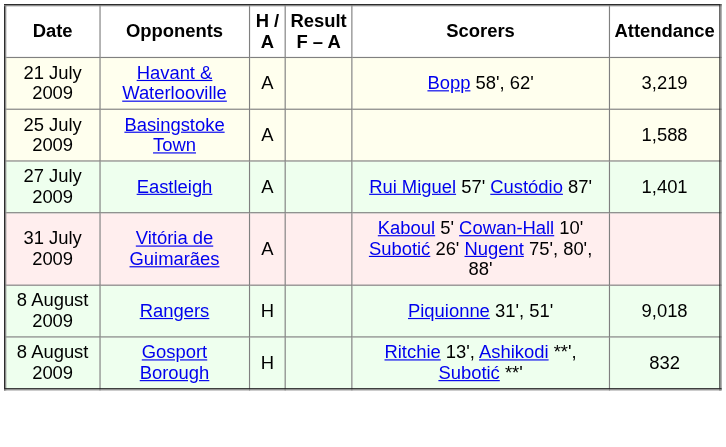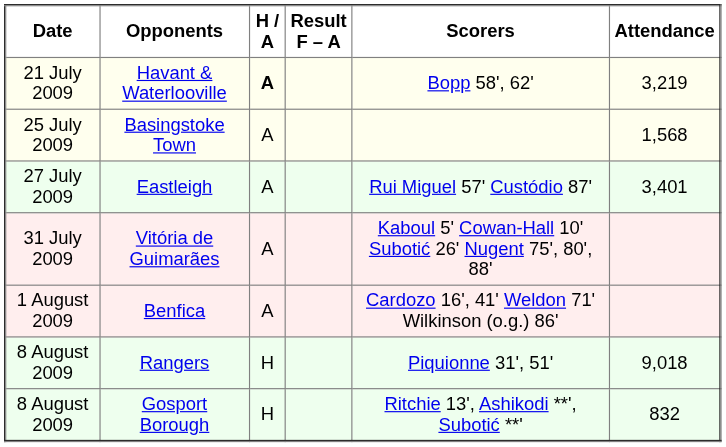(267, 83) normal -> (267, 83) bold
(665, 135) 1,588 -> (665, 135) 1,568
(665, 186) 1,401 -> (665, 186) 3,401
+ row: (175, 310)
